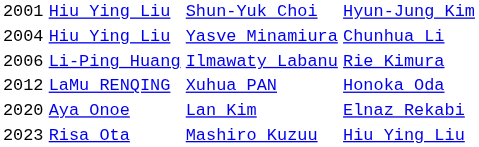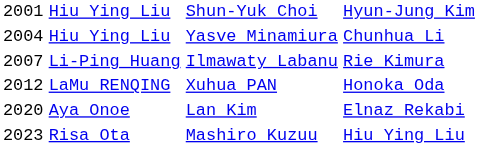(23, 61) 2006 -> (23, 61) 2007
